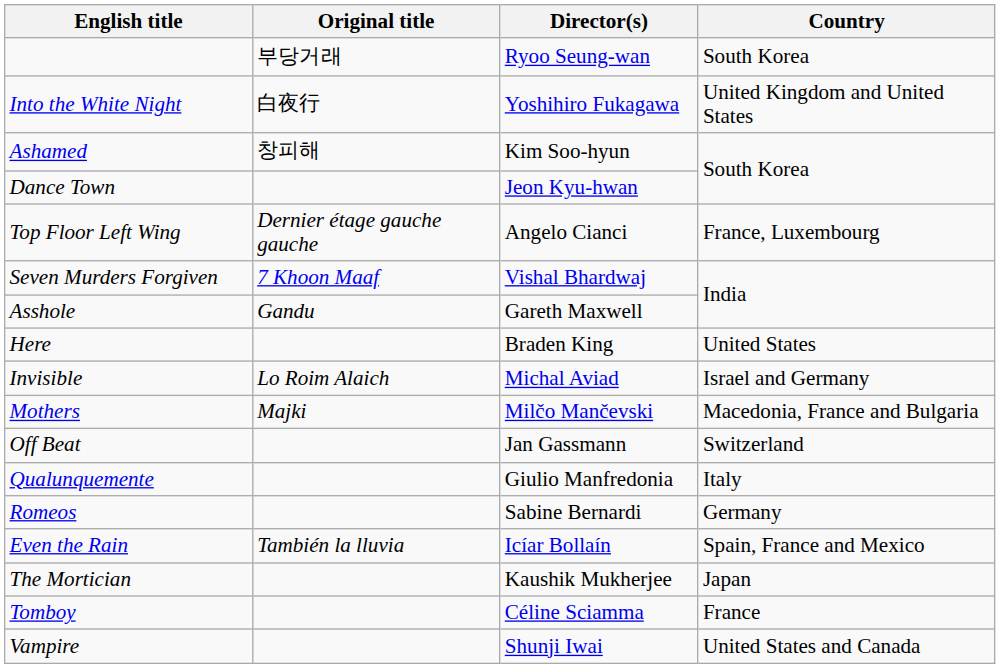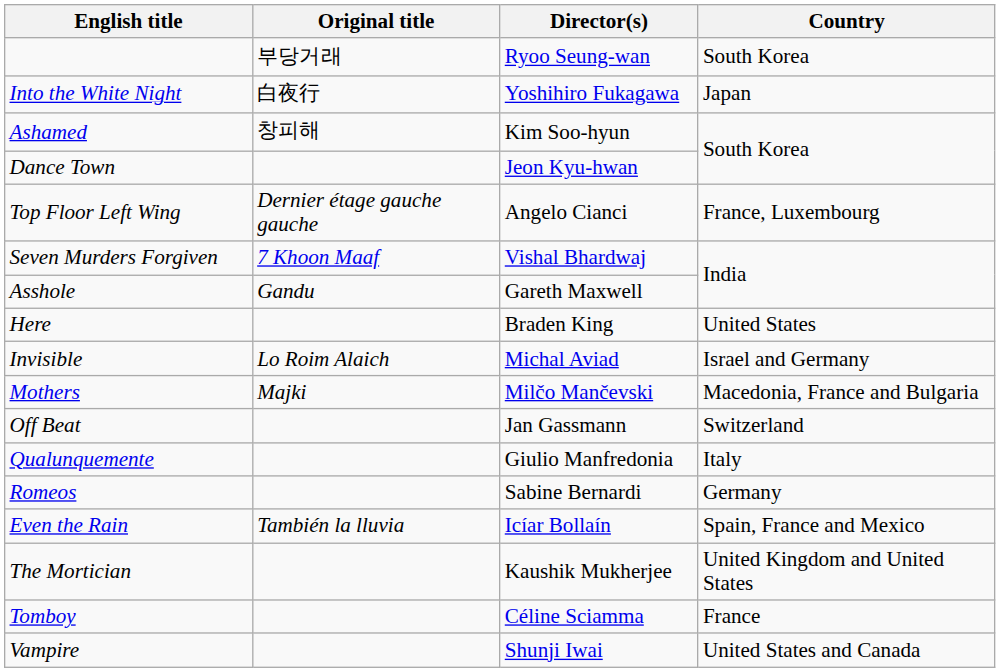(823, 104) United Kingdom and United States -> (727, 94) Japan
(727, 579) Japan -> (823, 571) United Kingdom and United States
